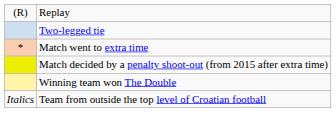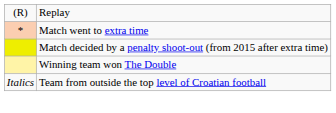- row: (72, 30)
